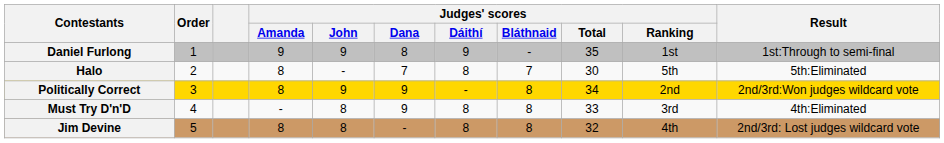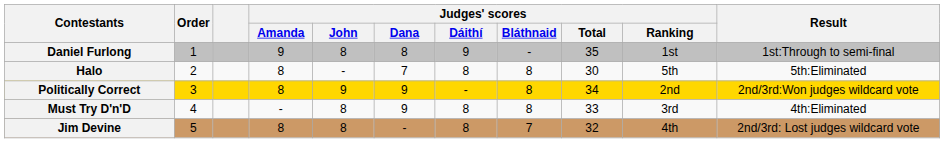(343, 52) 9 -> (343, 52) 8
(529, 71) 7 -> (529, 71) 8
(529, 128) 8 -> (529, 128) 7
